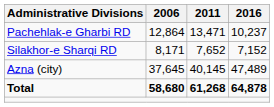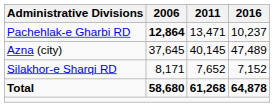(167, 32) normal -> (167, 32) bold
rows swapped: (62, 50) <-> (35, 69)
